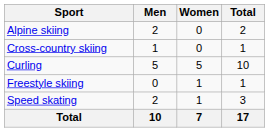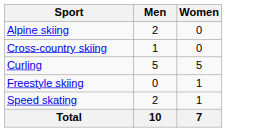- column: (243, 13)
